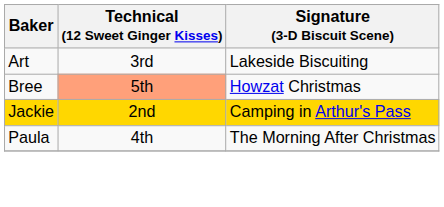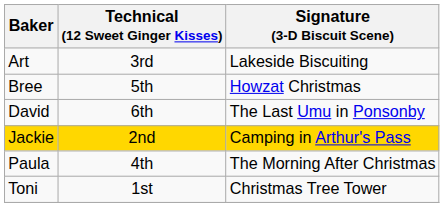(142, 86) lightsalmon background -> (142, 86) no background
+ row: (29, 112)
+ row: (23, 189)
